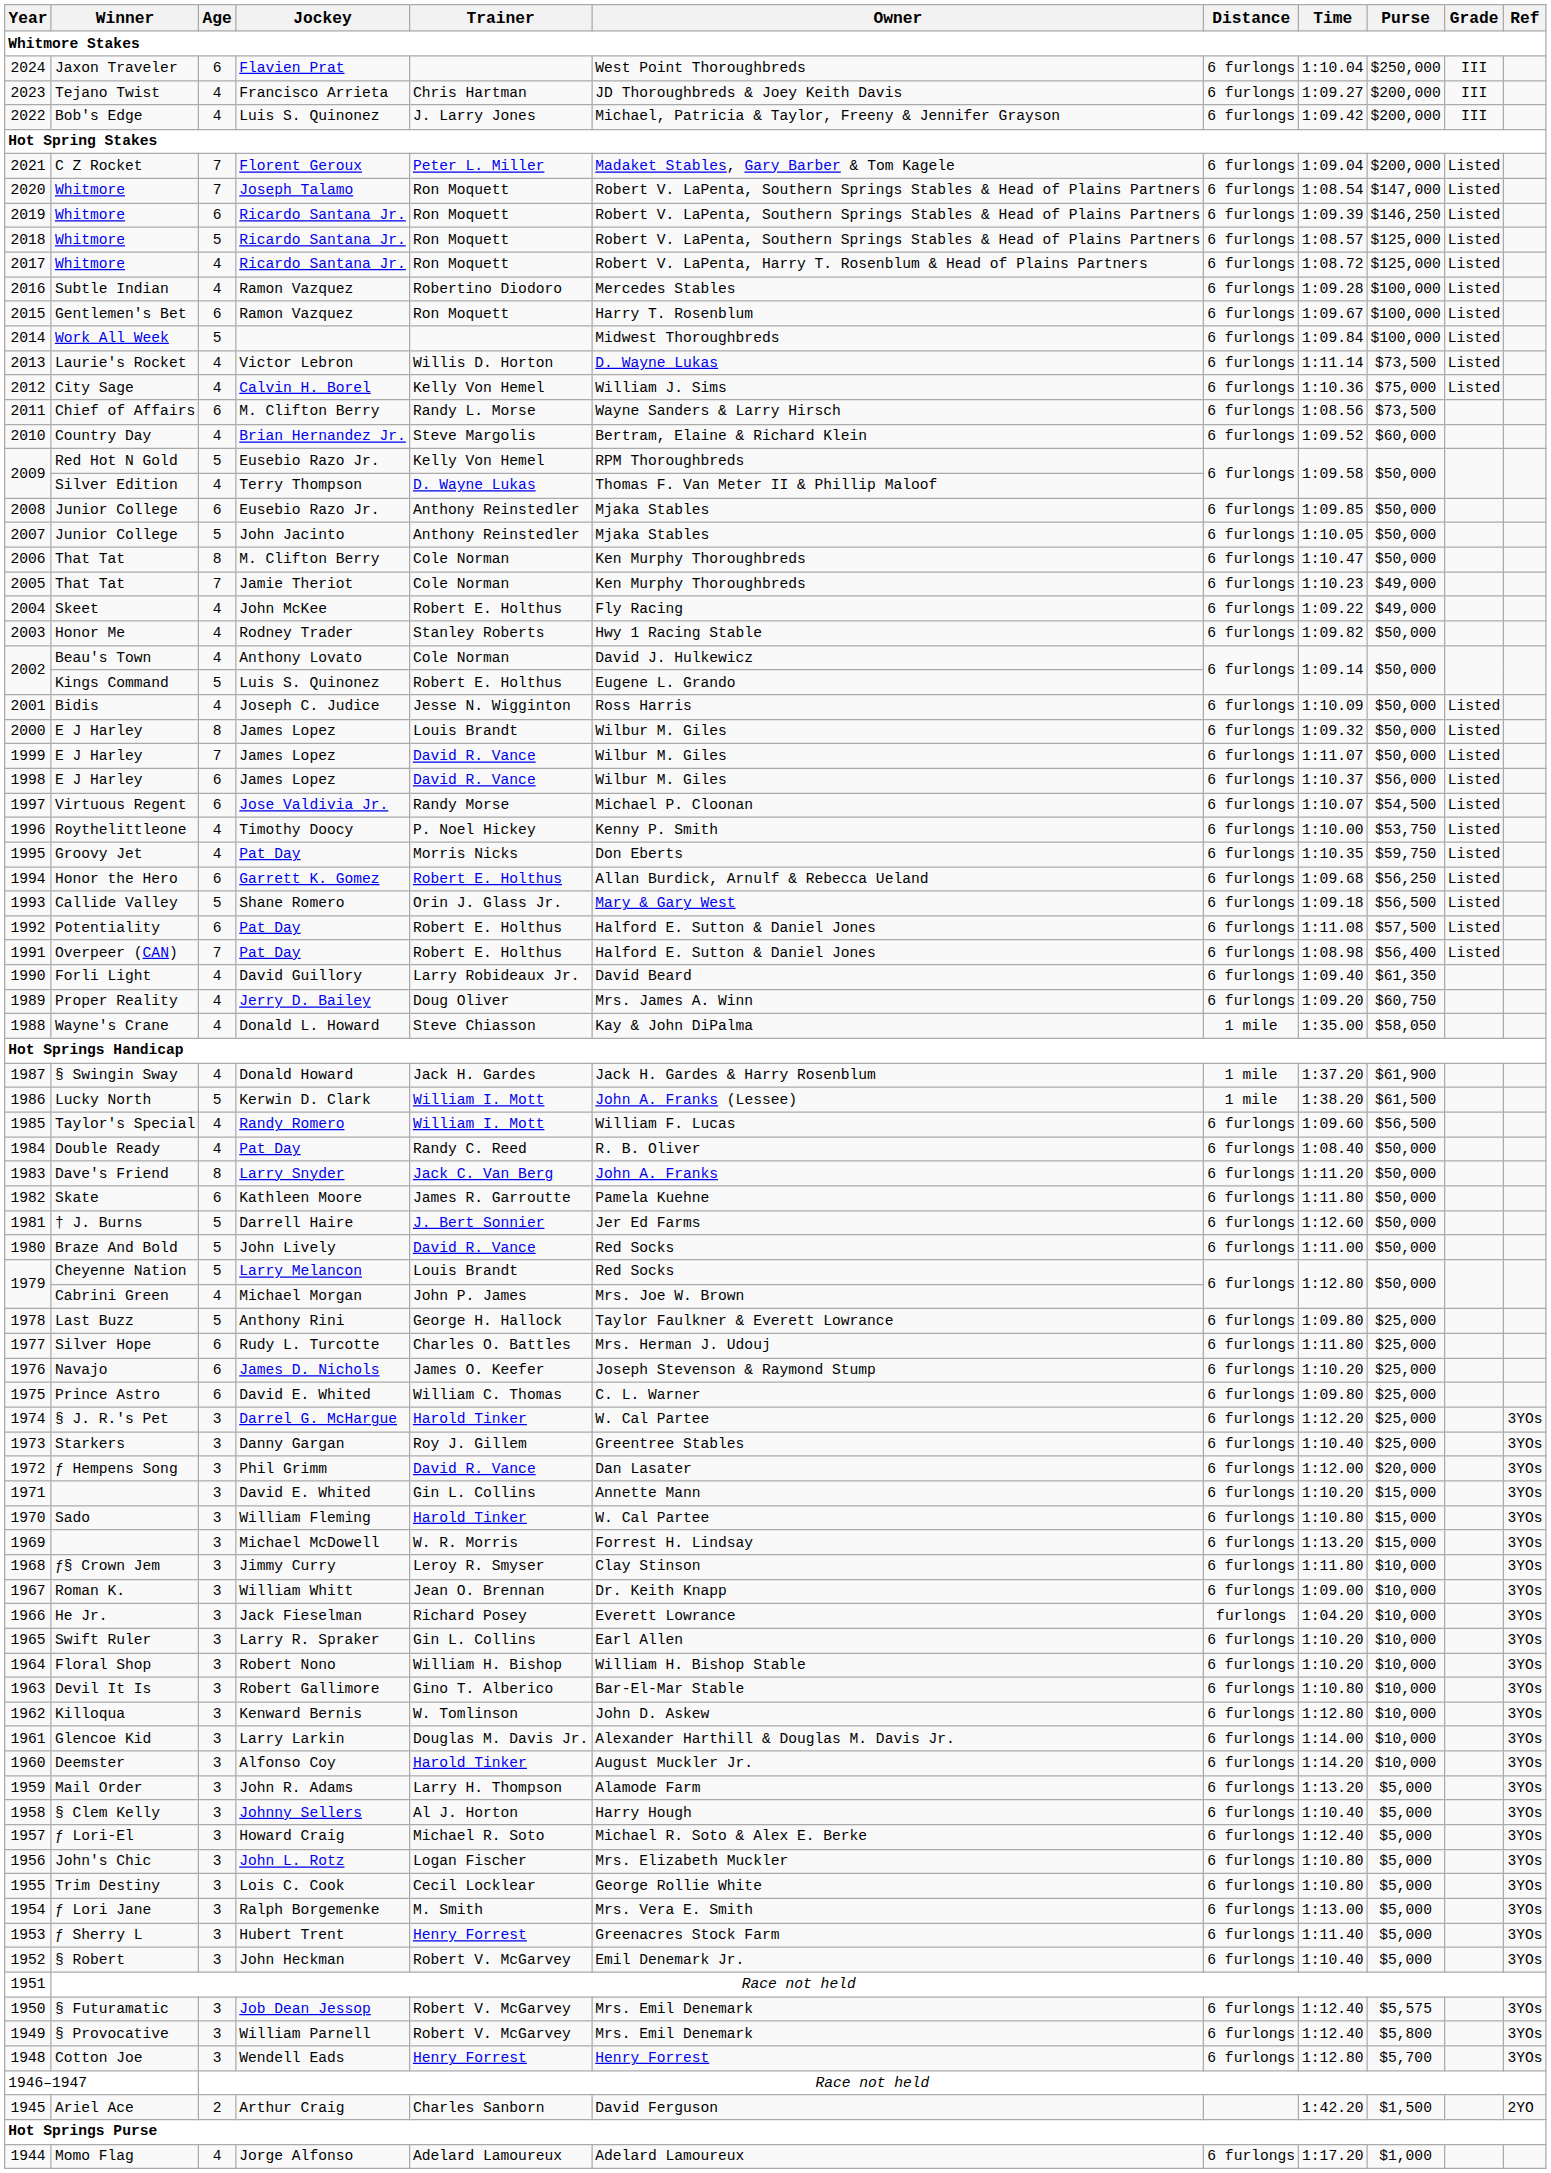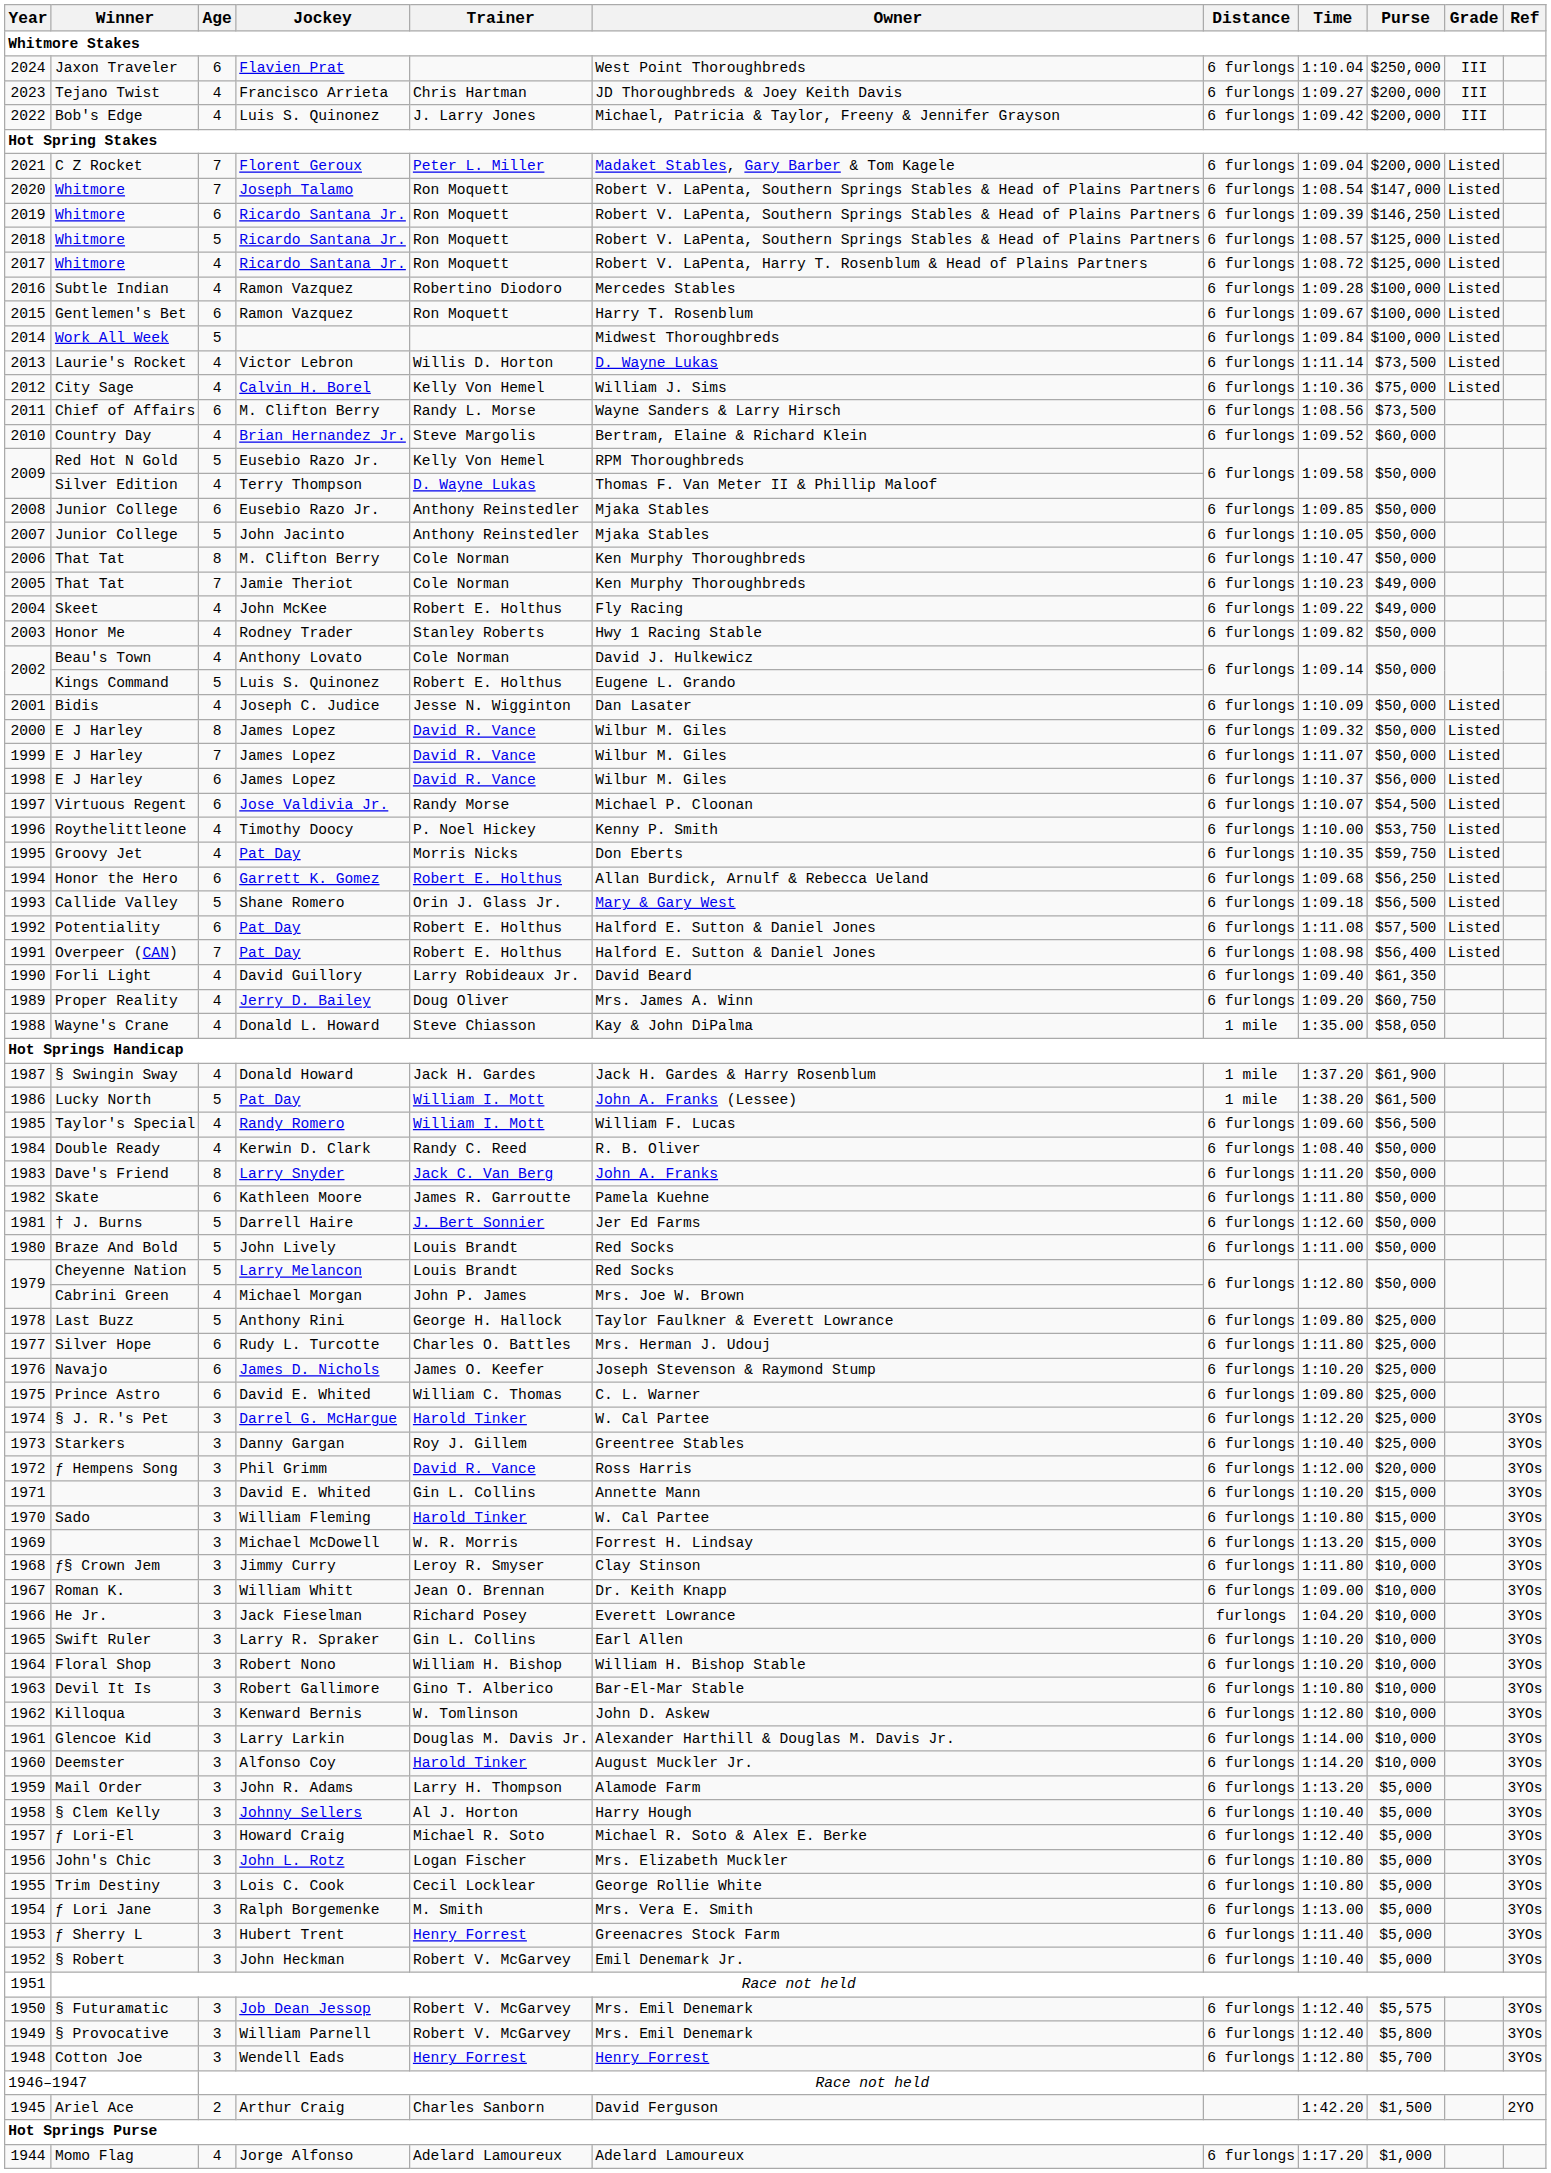(644, 707) Ross Harris -> (644, 707) Dan Lasater
(466, 731) Louis Brandt -> (474, 731) David R. Vance
(305, 1100) Kerwin D. Clark -> (270, 1100) Pat Day
(270, 1149) Pat Day -> (305, 1149) Kerwin D. Clark
(474, 1247) David R. Vance -> (466, 1247) Louis Brandt
(644, 1468) Dan Lasater -> (644, 1468) Ross Harris
